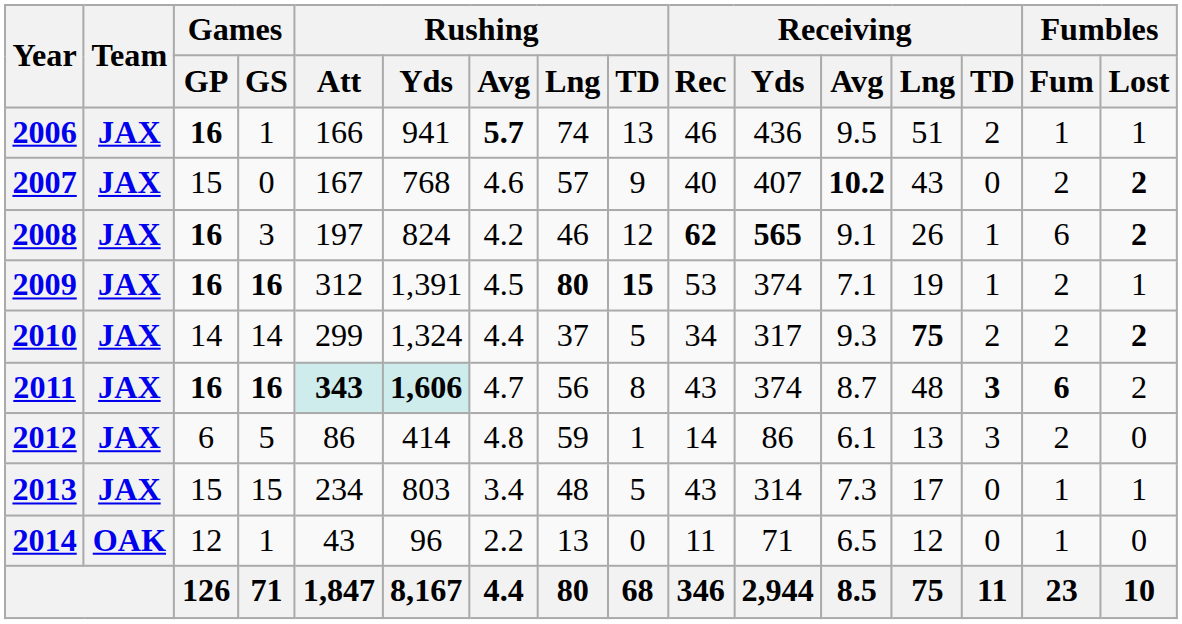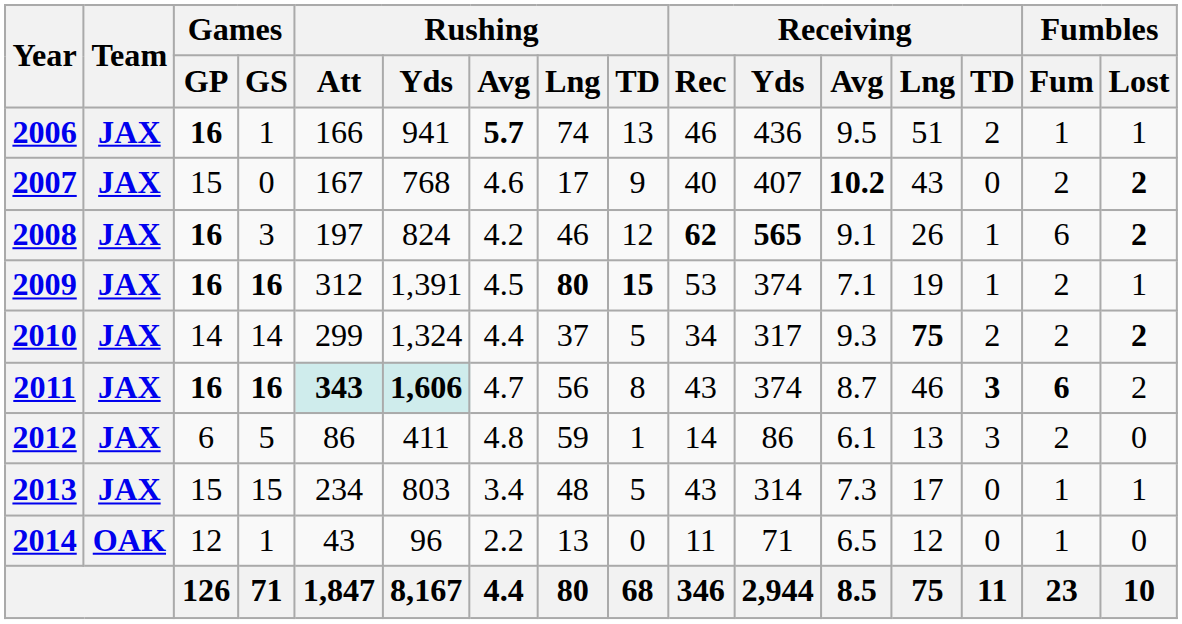(573, 183) 57 -> (573, 183) 17
(927, 387) 48 -> (927, 387) 46
(426, 438) 414 -> (426, 438) 411
